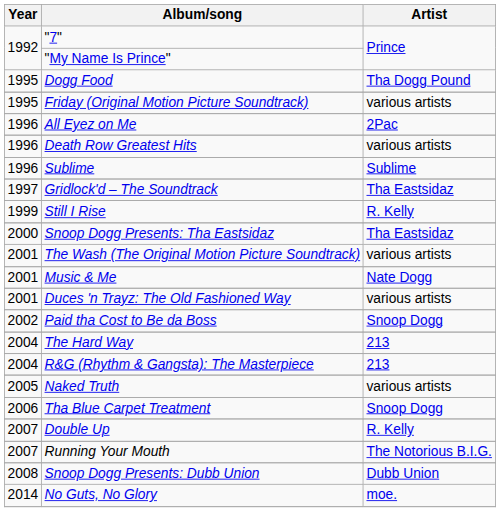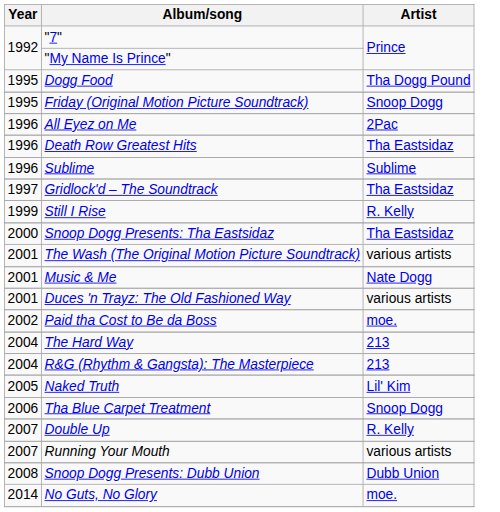(409, 102) various artists -> (405, 102) Snoop Dogg
(409, 146) various artists -> (410, 146) Tha Eastsidaz
(405, 320) Snoop Dogg -> (382, 320) moe.
(409, 386) various artists -> (388, 386) Lil' Kim
(429, 451) The Notorious B.I.G. -> (409, 451) various artists
